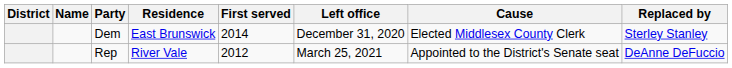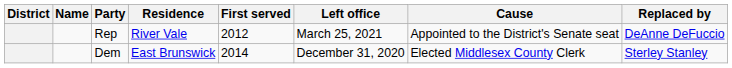rows swapped: (108, 33) <-> (106, 53)
